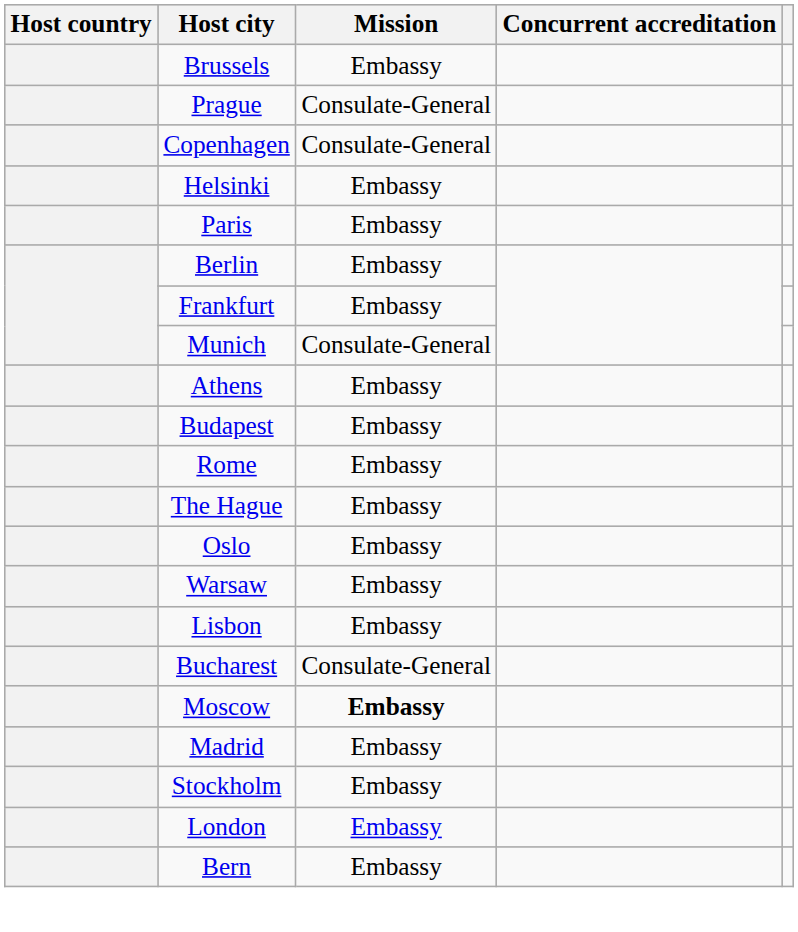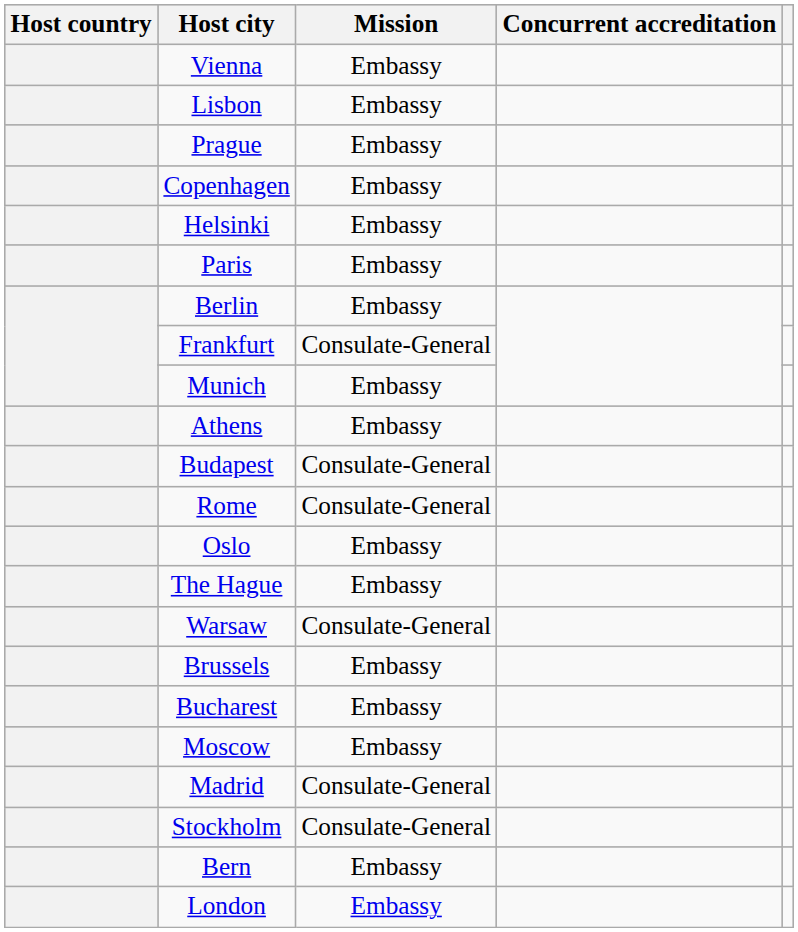+ row: (227, 64)
rows swapped: (227, 64) <-> (227, 625)
(396, 104) Consulate-General -> (396, 144) Embassy
(396, 144) Consulate-General -> (396, 184) Embassy
(396, 305) Embassy -> (396, 345) Consulate-General
(396, 345) Consulate-General -> (396, 385) Embassy
(396, 425) Embassy -> (396, 465) Consulate-General
(396, 465) Embassy -> (396, 505) Consulate-General
rows swapped: (227, 505) <-> (227, 545)
(396, 585) Embassy -> (396, 625) Consulate-General
(396, 666) Consulate-General -> (396, 706) Embassy
(396, 706) bold -> (396, 746) normal
(396, 746) Embassy -> (396, 786) Consulate-General
(396, 786) Embassy -> (396, 826) Consulate-General
rows swapped: (227, 866) <-> (227, 826)
